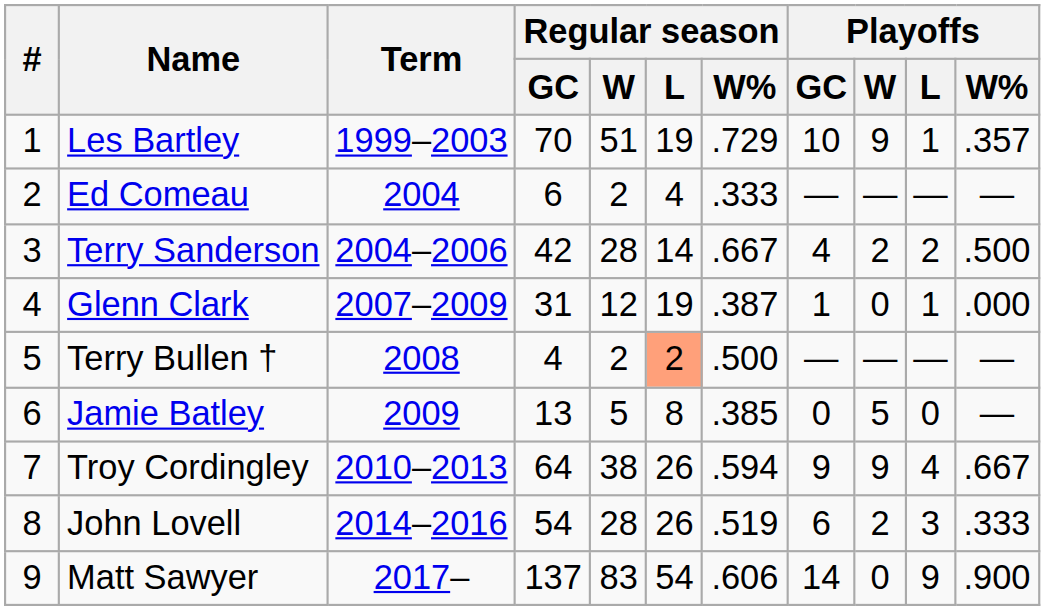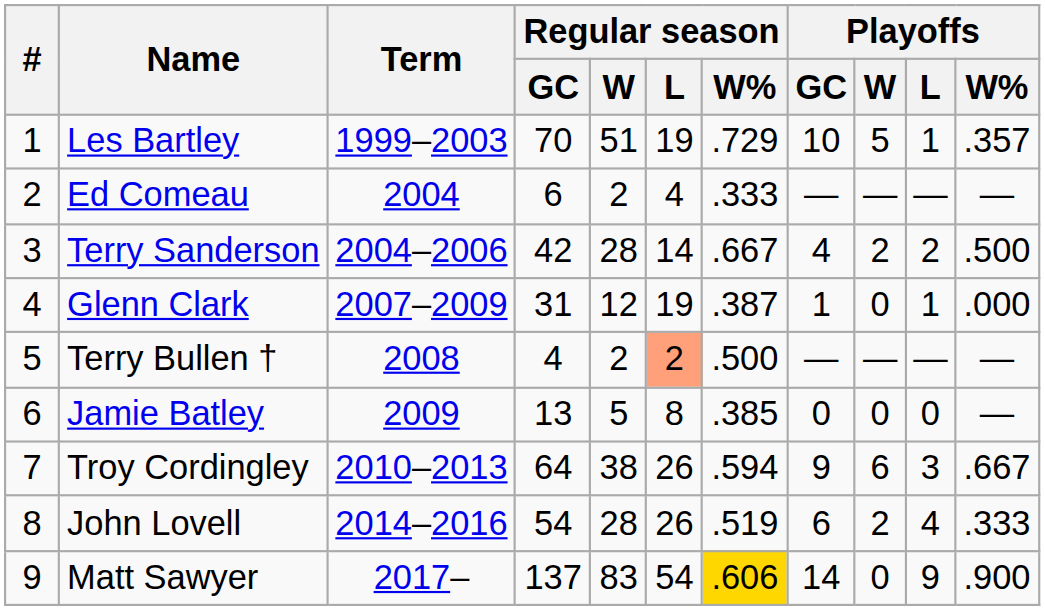(880, 140) 9 -> (880, 140) 5
(880, 413) 5 -> (880, 413) 0
(880, 468) 9 -> (880, 468) 6
(930, 468) 4 -> (930, 468) 3
(930, 522) 3 -> (930, 522) 4
(745, 577) no background -> (745, 577) gold background
